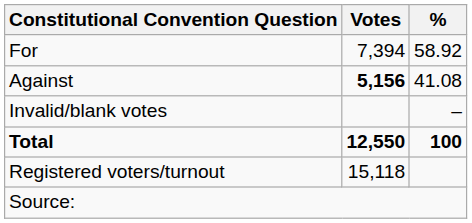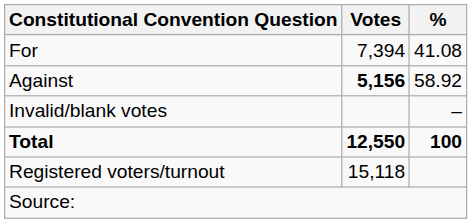(438, 50) 58.92 -> (438, 50) 41.08
(438, 80) 41.08 -> (438, 80) 58.92
